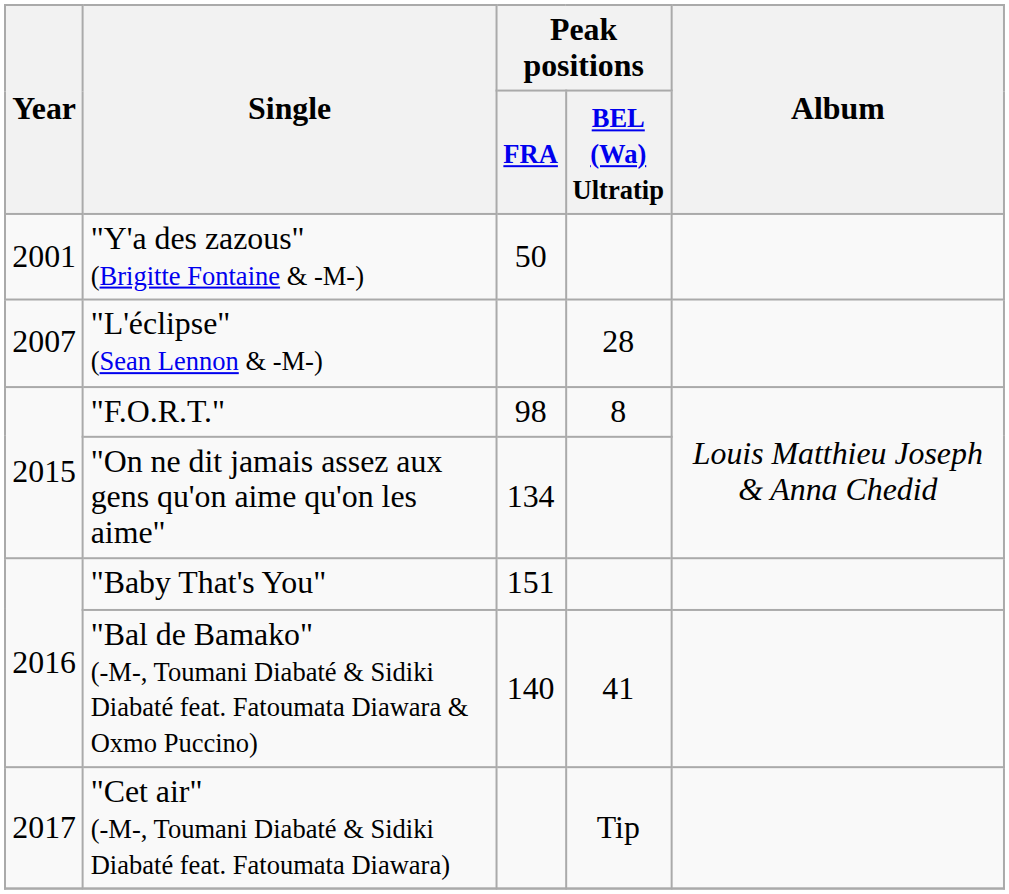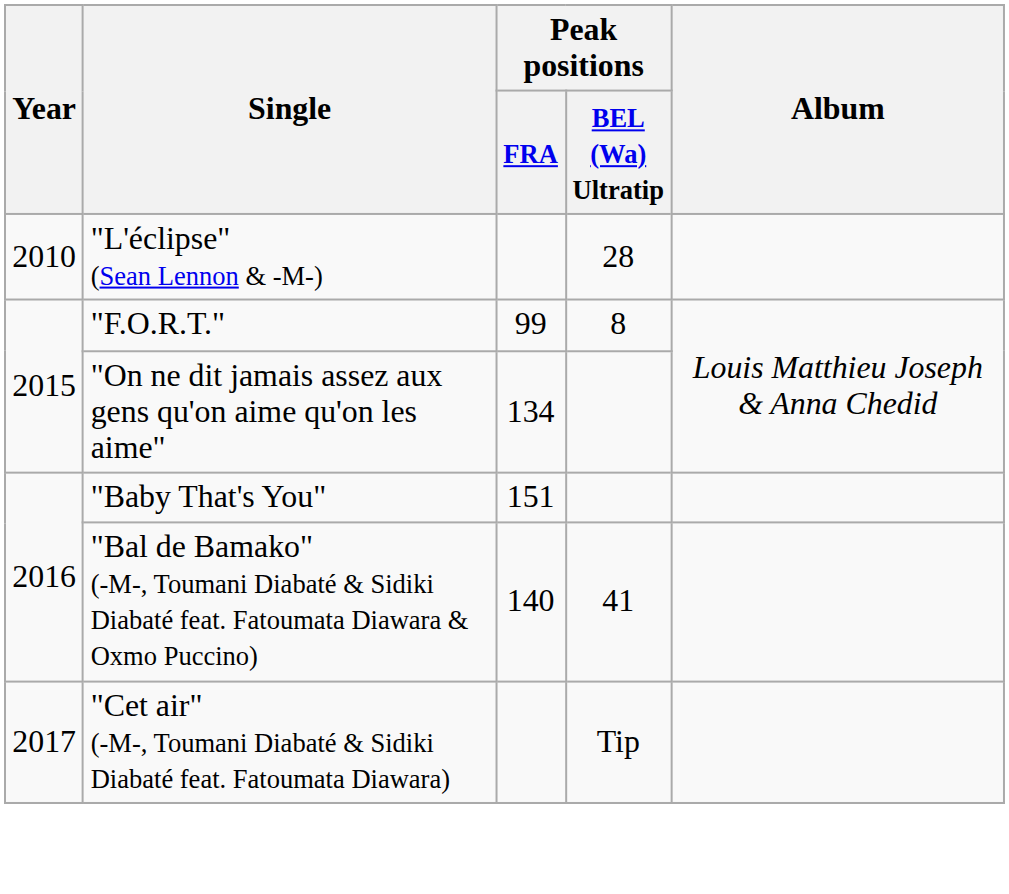- row: (227, 256)
(44, 342) 2007 -> (44, 256) 2010
(531, 410) 98 -> (531, 324) 99
